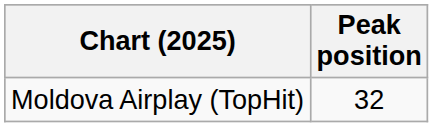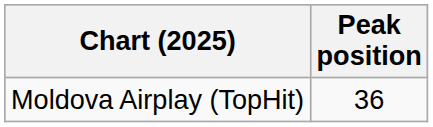(369, 99) 32 -> (369, 99) 36
